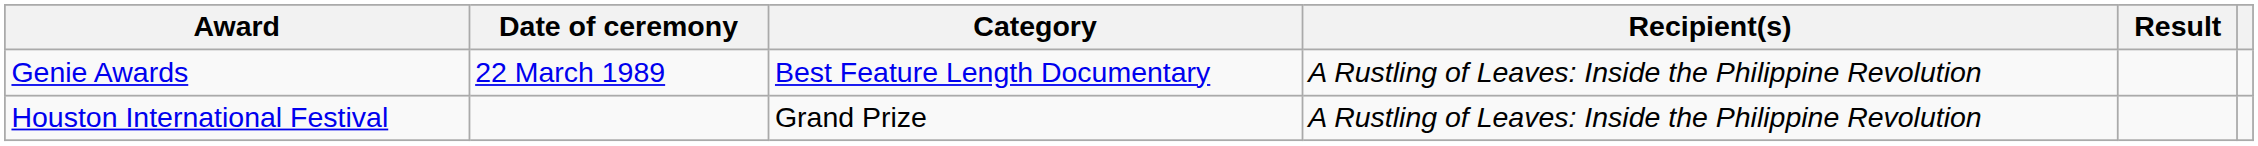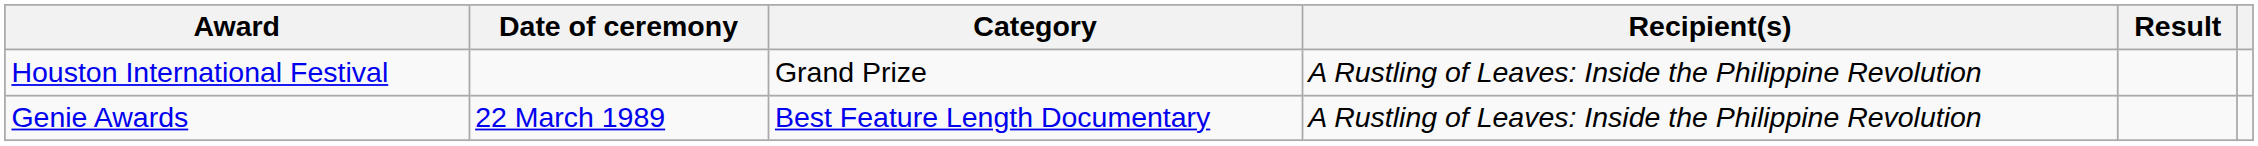rows swapped: (200, 117) <-> (100, 72)
